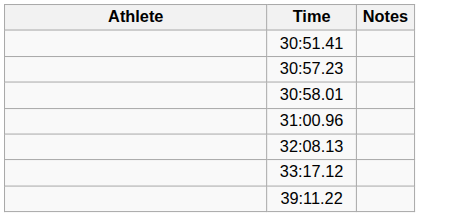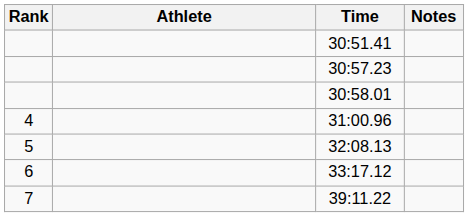+ column: (29, 17)
